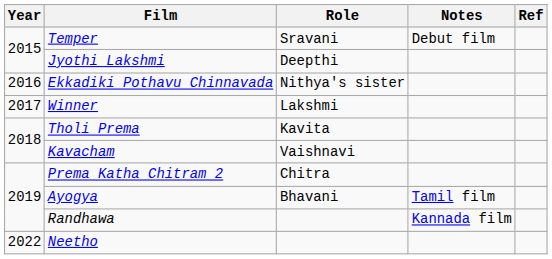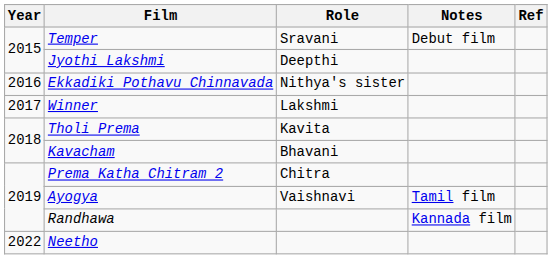(317, 152) Vaishnavi -> (309, 152) Bhavani
(309, 197) Bhavani -> (317, 197) Vaishnavi
